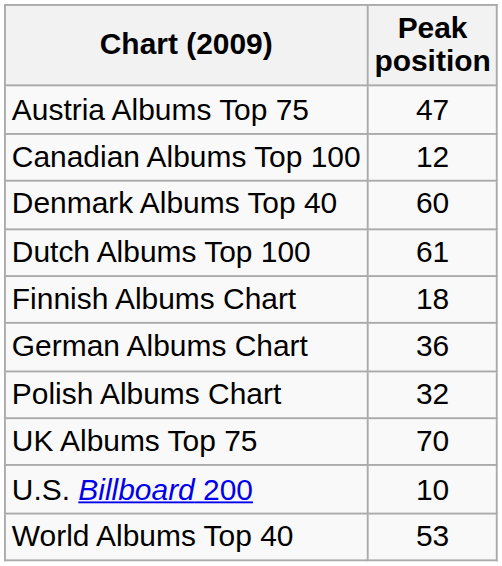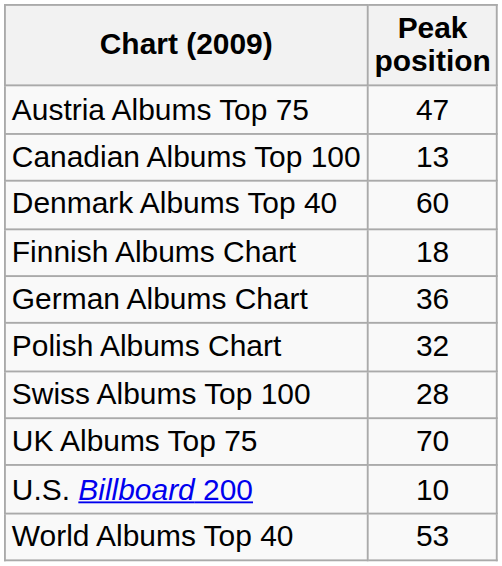(433, 156) 12 -> (433, 156) 13
- row: (161, 251)
+ row: (161, 394)
